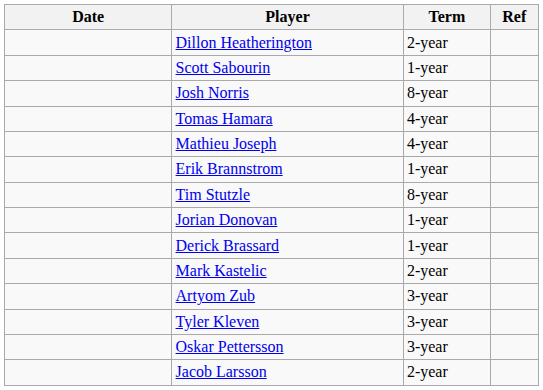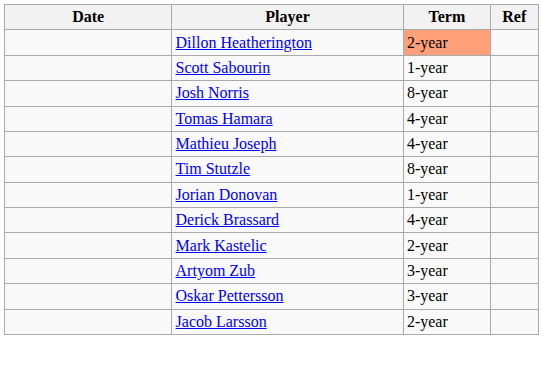(427, 42) no background -> (427, 42) lightsalmon background
- row: (229, 169)
(427, 245) 1-year -> (427, 220) 4-year
- row: (217, 321)
